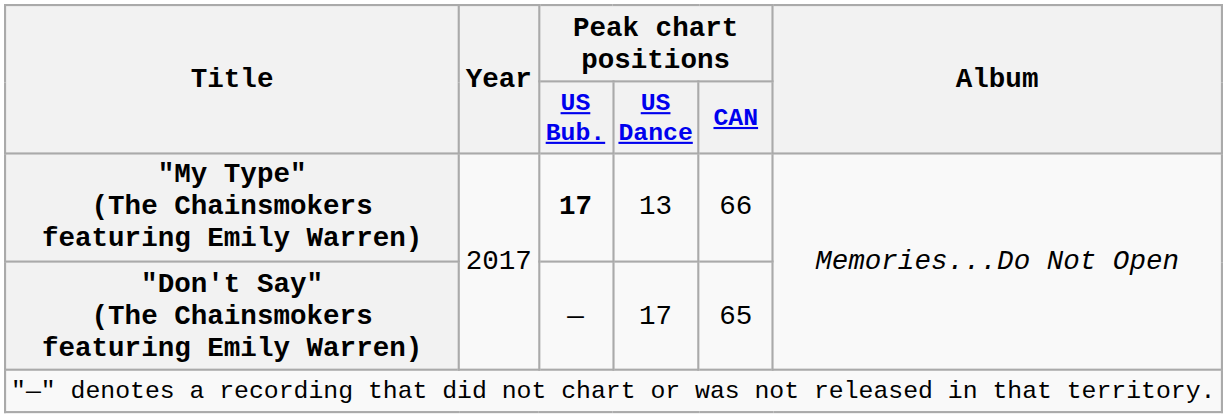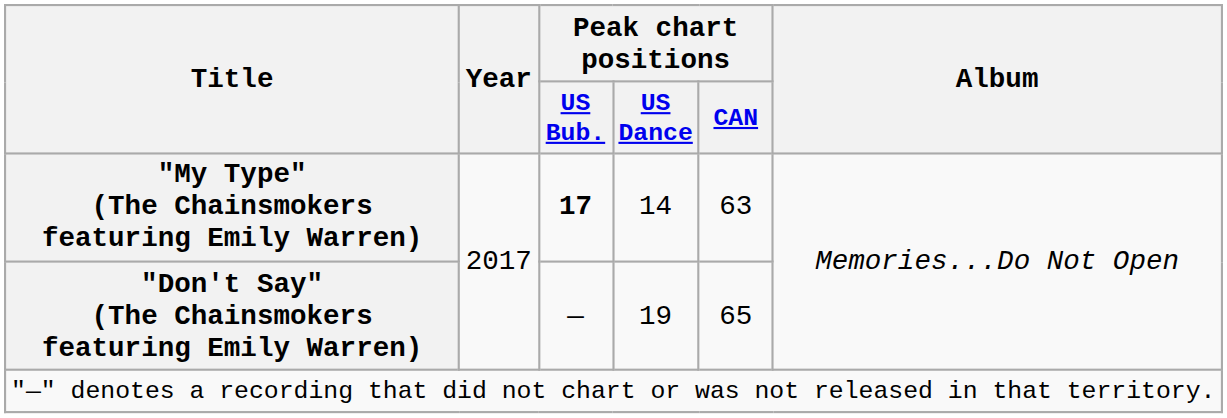(656, 207) 13 -> (656, 207) 14
(736, 207) 66 -> (736, 207) 63
(656, 316) 17 -> (656, 316) 19
